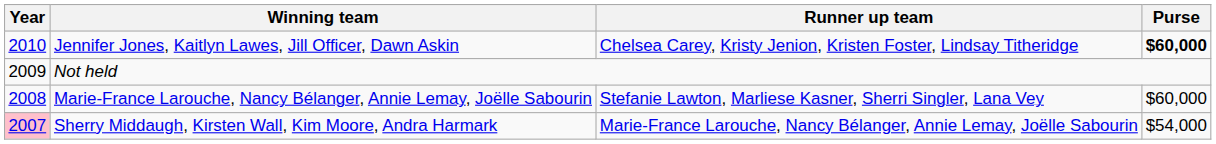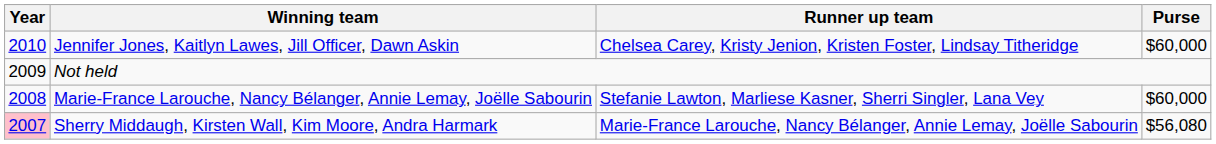(1176, 44) bold -> (1176, 44) normal
(1176, 125) $54,000 -> (1176, 125) $56,080
